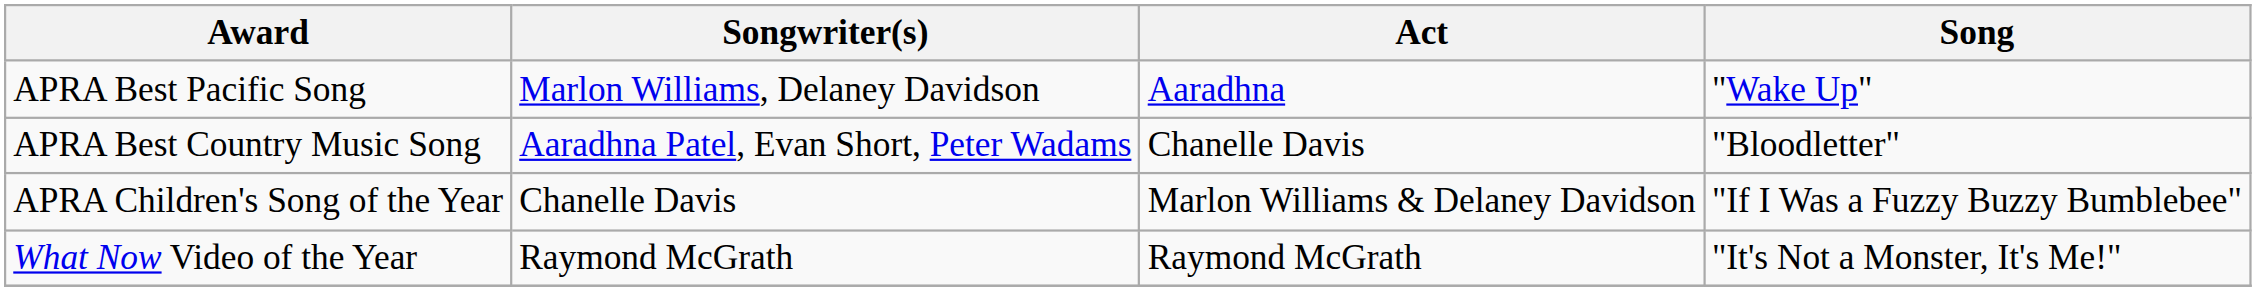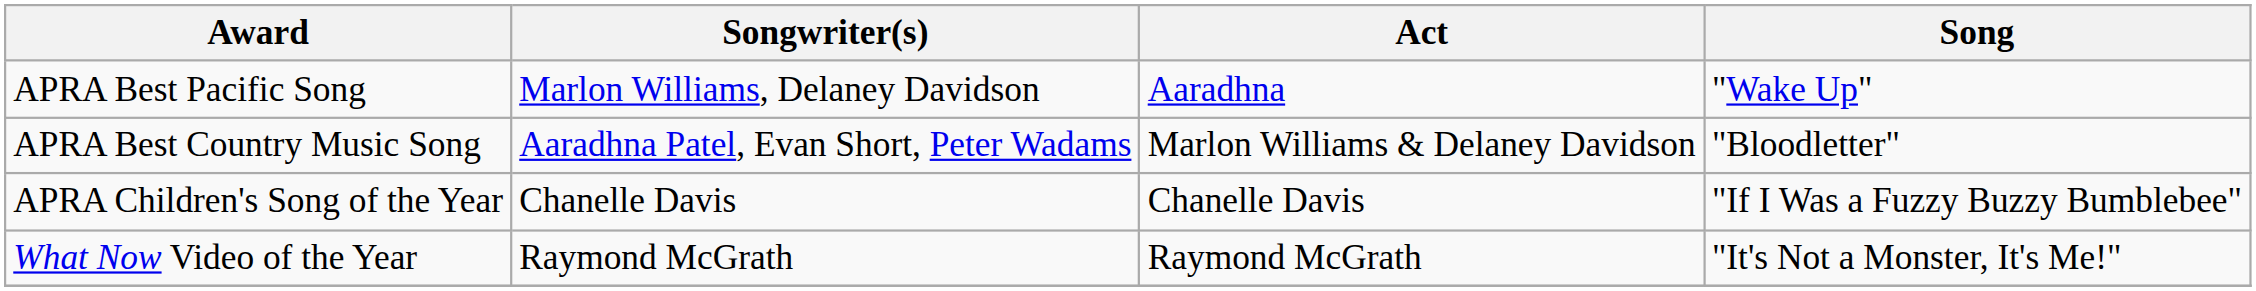(1256, 144) Chanelle Davis -> (1422, 144) Marlon Williams & Delaney Davidson
(1422, 200) Marlon Williams & Delaney Davidson -> (1256, 200) Chanelle Davis
